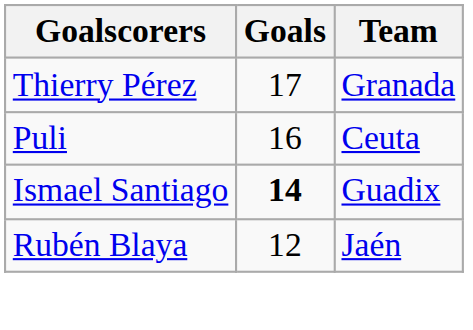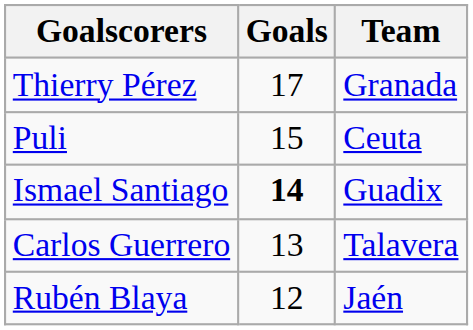(285, 137) 16 -> (287, 137) 15
+ row: (121, 244)
